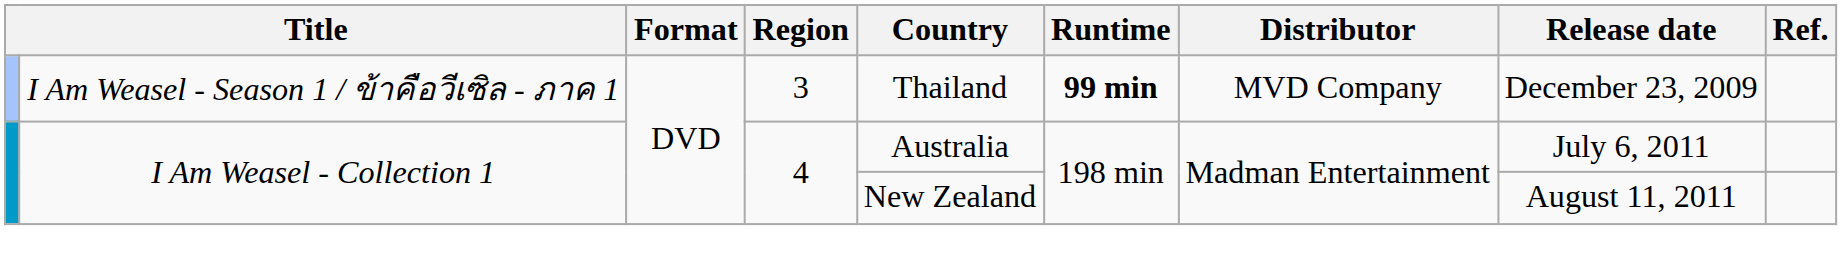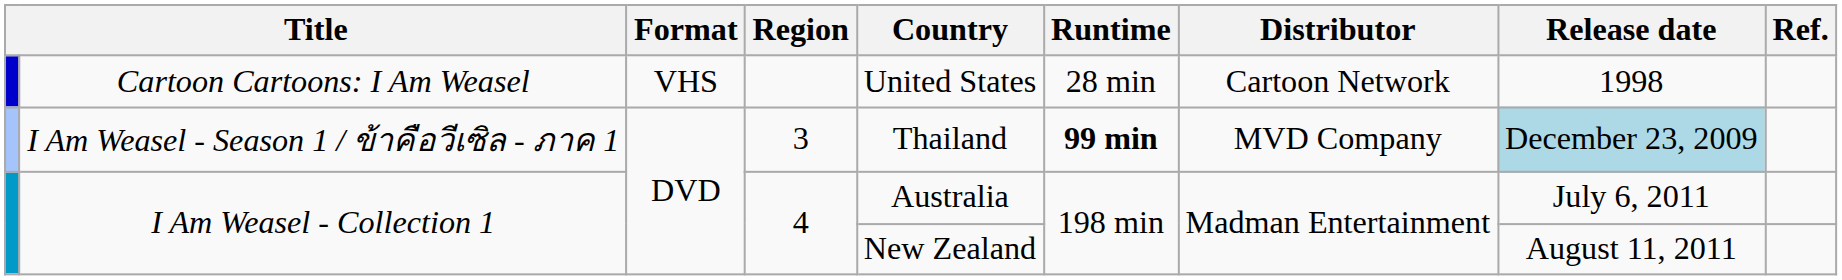+ row: (323, 81)
(1631, 88) no background -> (1631, 139) lightblue background
